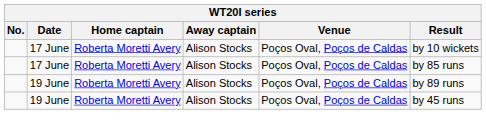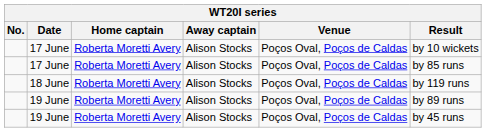+ row: (16, 83)
